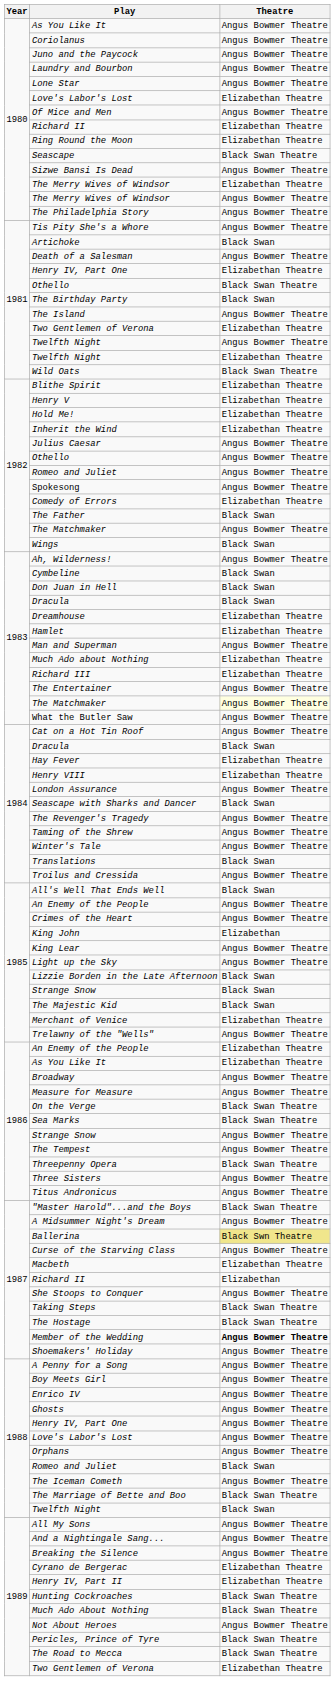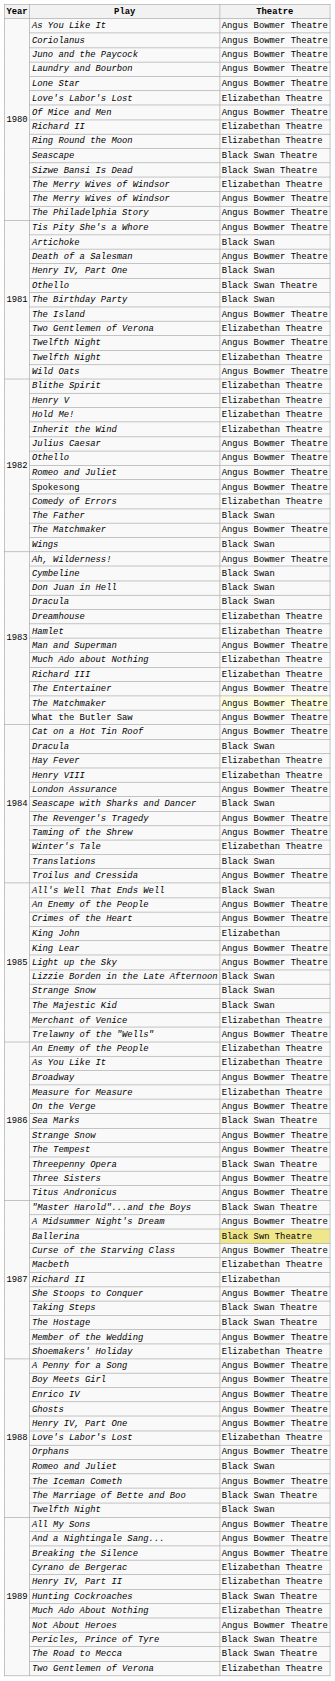(275, 170) Angus Bowmer Theatre -> (270, 170) Black Swan Theatre
(272, 271) Elizabethan Theatre -> (248, 271) Black Swan
(270, 372) Black Swan Theatre -> (275, 372) Angus Bowmer Theatre
(275, 847) Angus Bowmer Theatre -> (272, 847) Elizabethan Theatre
(275, 1092) Angus Bowmer Theatre -> (272, 1092) Elizabethan Theatre
(270, 1107) Black Swan Theatre -> (275, 1107) Angus Bowmer Theatre
(275, 1337) bold -> (275, 1337) normal
(275, 1351) Angus Bowmer Theatre -> (272, 1351) Elizabethan Theatre
(275, 1438) Angus Bowmer Theatre -> (272, 1438) Elizabethan Theatre
(270, 1611) Black Swan Theatre -> (272, 1611) Elizabethan Theatre
